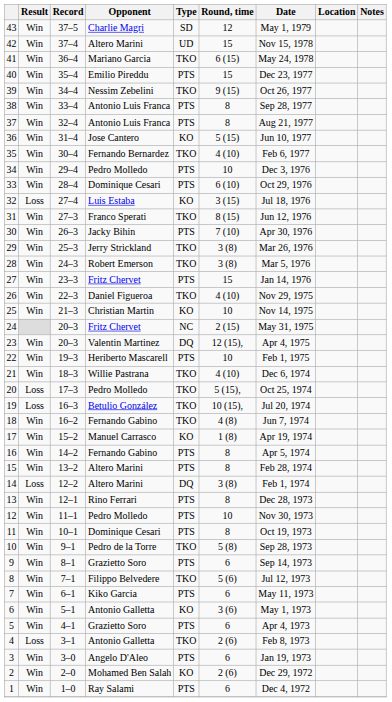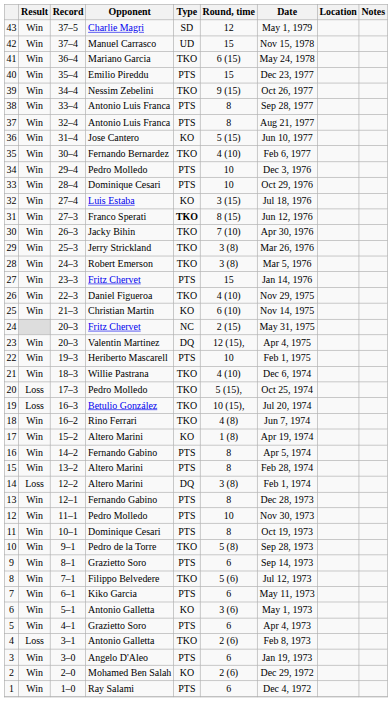(116, 43) Altero Marini -> (122, 43) Manuel Carrasco
(227, 185) 6 (10) -> (229, 185) 10
(35, 201) Loss -> (35, 201) Win
(186, 216) normal -> (187, 216) bold
(186, 232) PTS -> (187, 232) TKO
(227, 311) 10 -> (229, 311) 6 (10)
(123, 421) Fernando Gabino -> (112, 421) Rino Ferrari
(122, 437) Manuel Carrasco -> (116, 437) Altero Marini
(112, 500) Rino Ferrari -> (123, 500) Fernando Gabino
